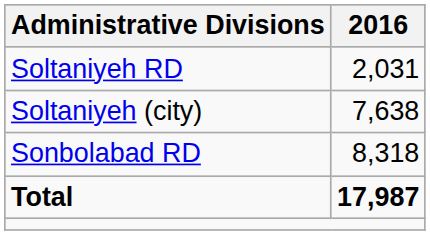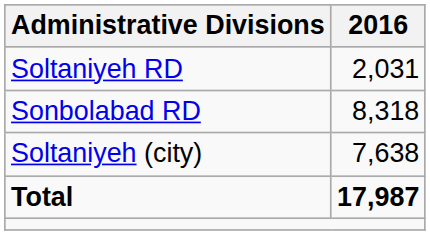rows swapped: (106, 153) <-> (107, 111)
